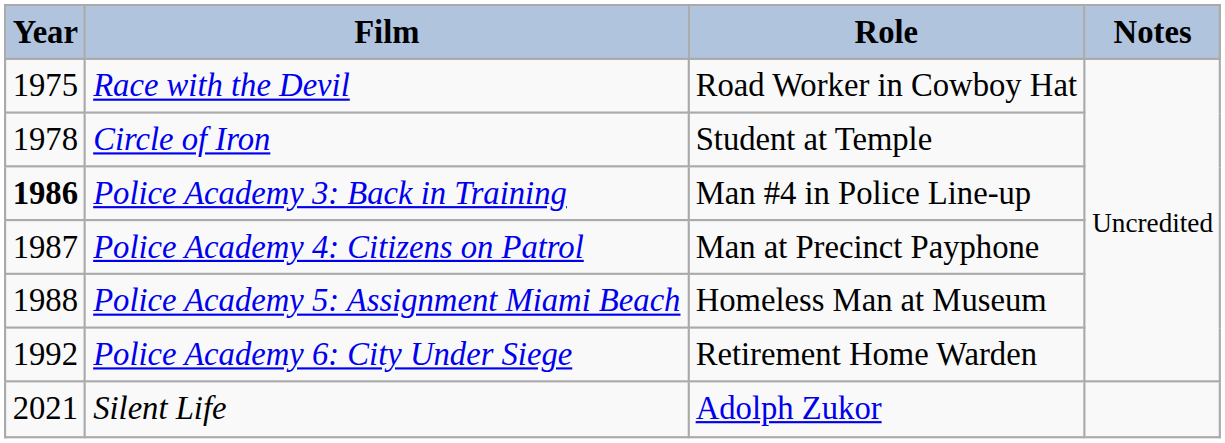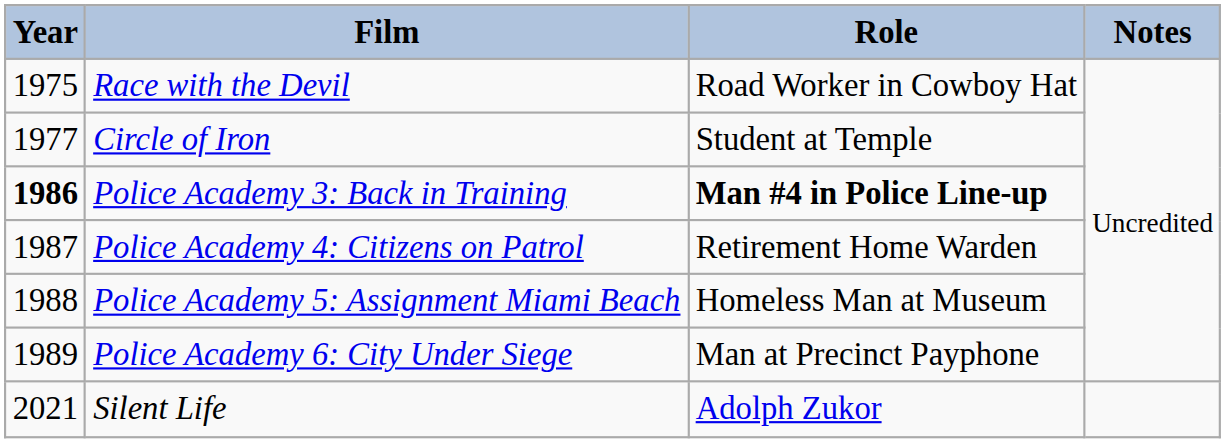(45, 139) 1978 -> (45, 139) 1977
(863, 193) normal -> (872, 193) bold
(868, 247) Man at Precinct Payphone -> (866, 247) Retirement Home Warden
(45, 354) 1992 -> (45, 354) 1989
(866, 354) Retirement Home Warden -> (868, 354) Man at Precinct Payphone
